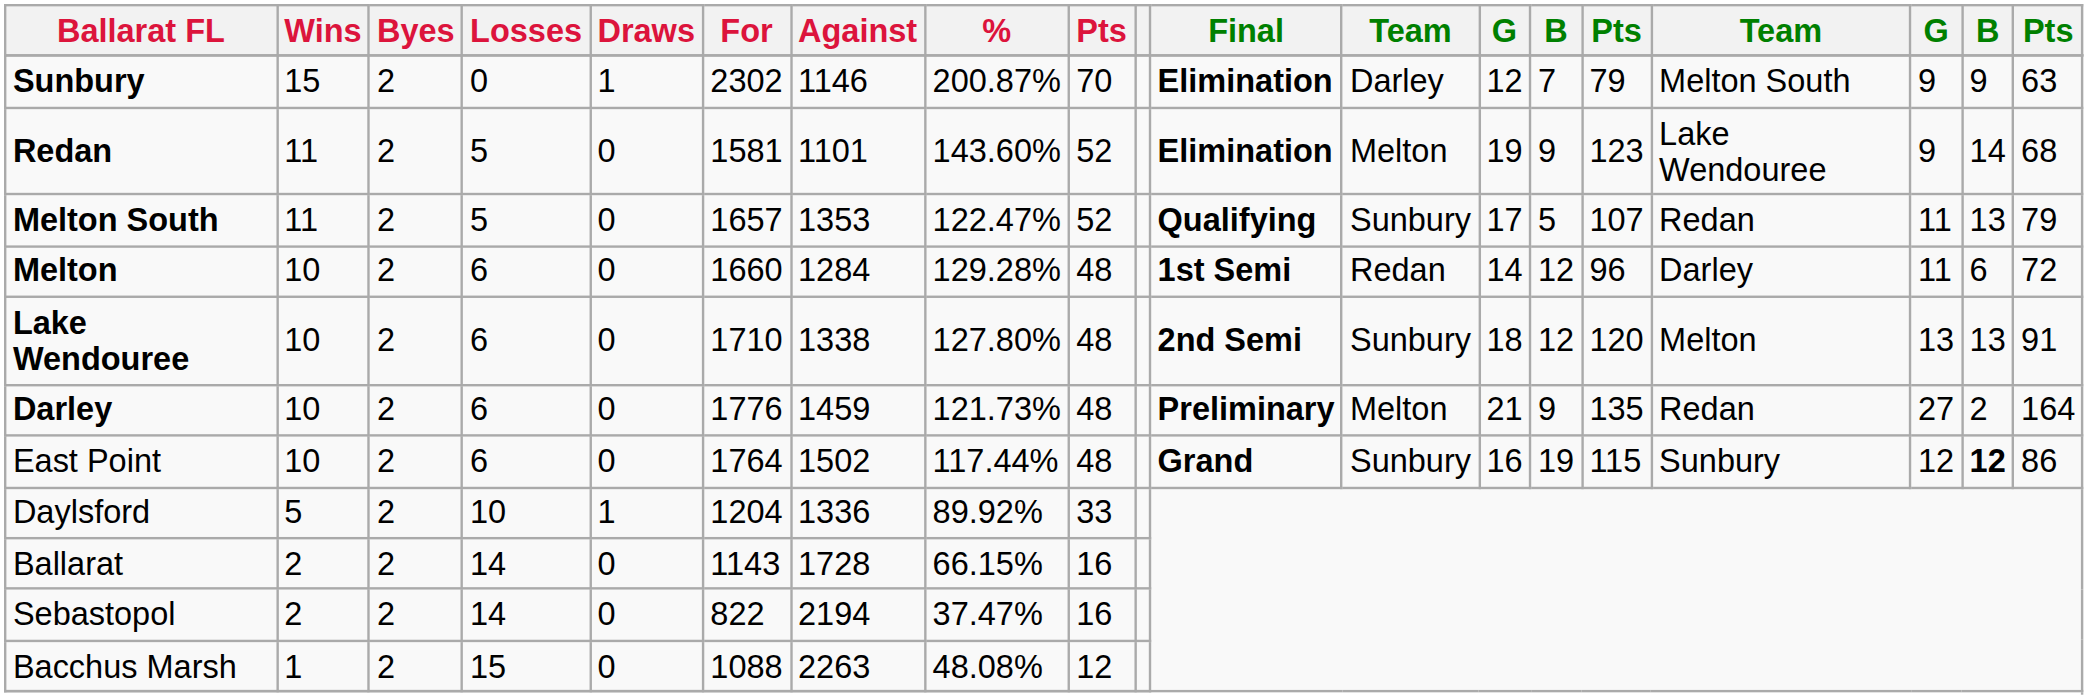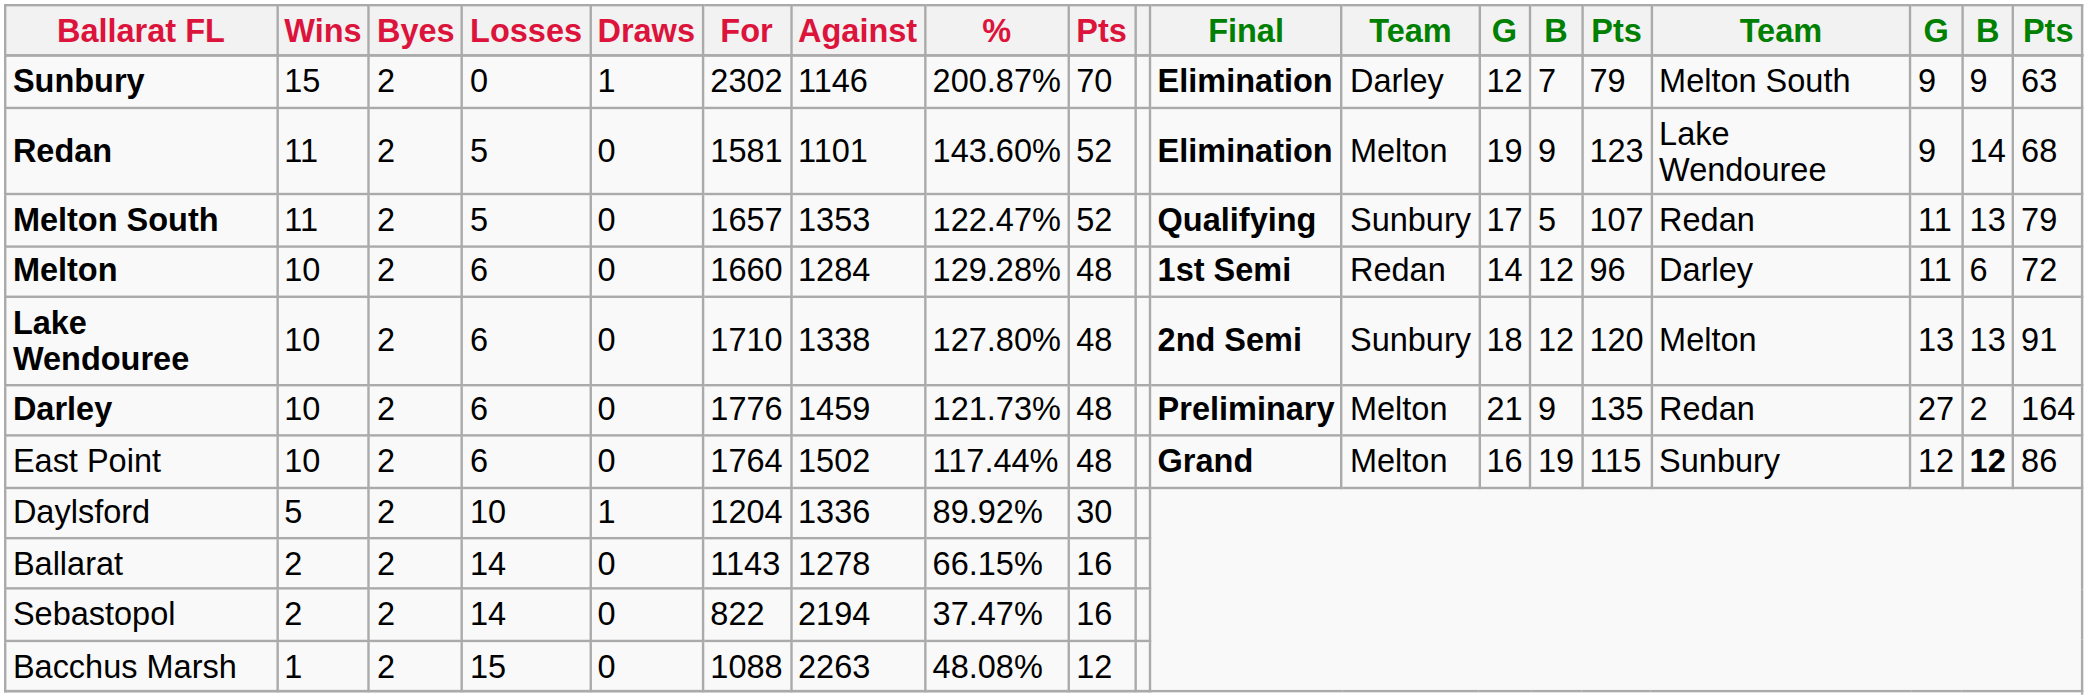(1410, 461) Sunbury -> (1399, 461) Melton
(1094, 512) 33 -> (1094, 512) 30
(834, 563) 1728 -> (834, 563) 1278
